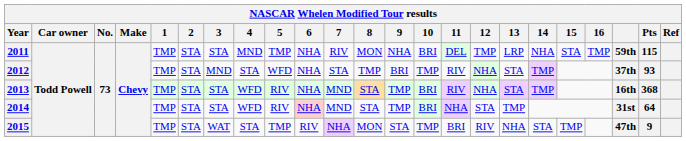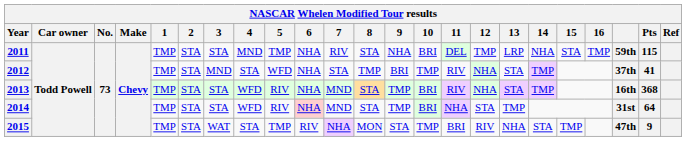(370, 51) MON -> (370, 51) STA
(649, 70) 93 -> (649, 70) 41
